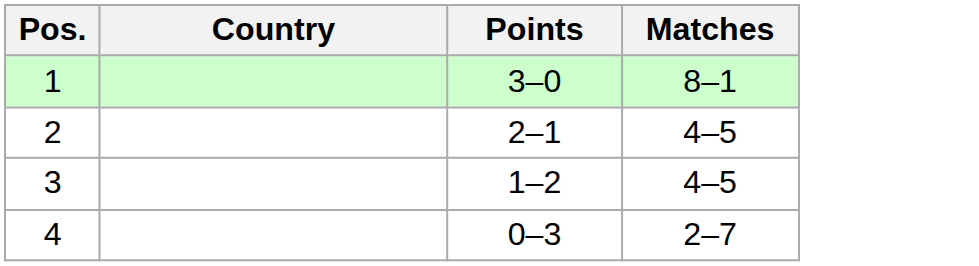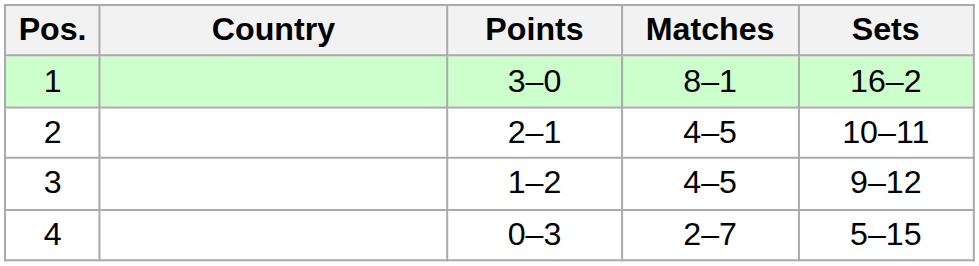+ column: (886, 30)
